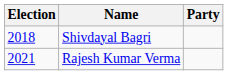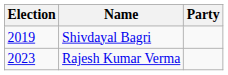(21, 37) 2018 -> (21, 37) 2019
(21, 59) 2021 -> (21, 59) 2023
